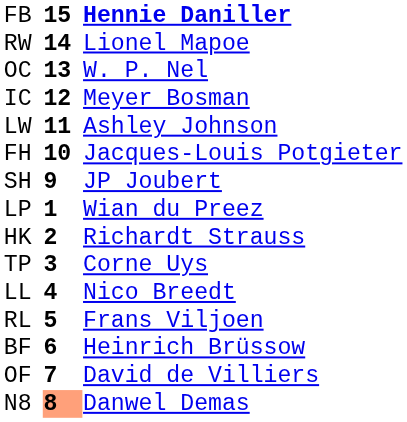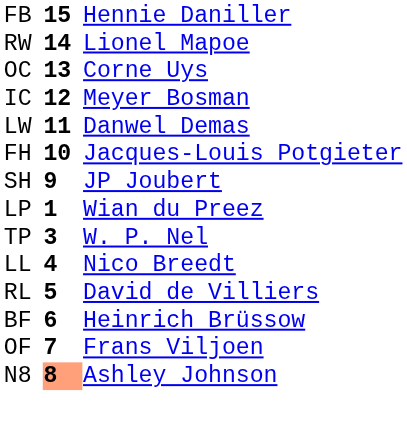(187, 16) bold -> (187, 16) normal
(146, 71) W. P. Nel -> (146, 71) Corne Uys
(180, 127) Ashley Johnson -> (166, 127) Danwel Demas
- row: (18, 238)
(146, 265) Corne Uys -> (146, 238) W. P. Nel
(173, 321) Frans Viljoen -> (201, 293) David de Villiers
(201, 376) David de Villiers -> (173, 349) Frans Viljoen
(166, 404) Danwel Demas -> (180, 376) Ashley Johnson
